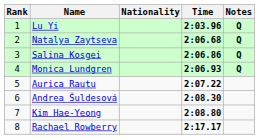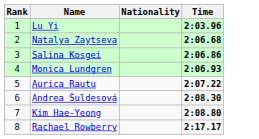- column: (239, 12)
